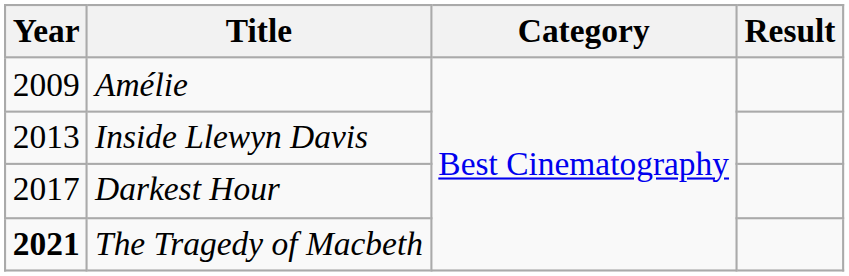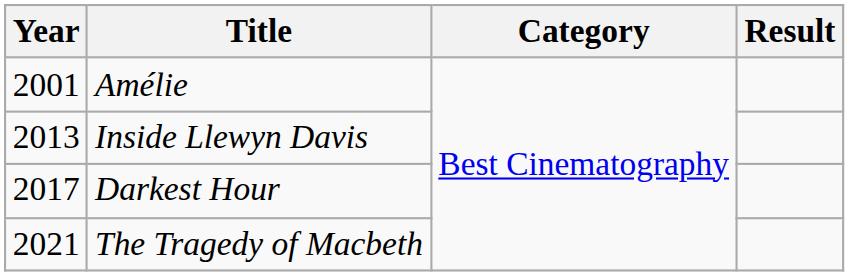(46, 84) 2009 -> (46, 84) 2001
(46, 243) bold -> (46, 243) normal
